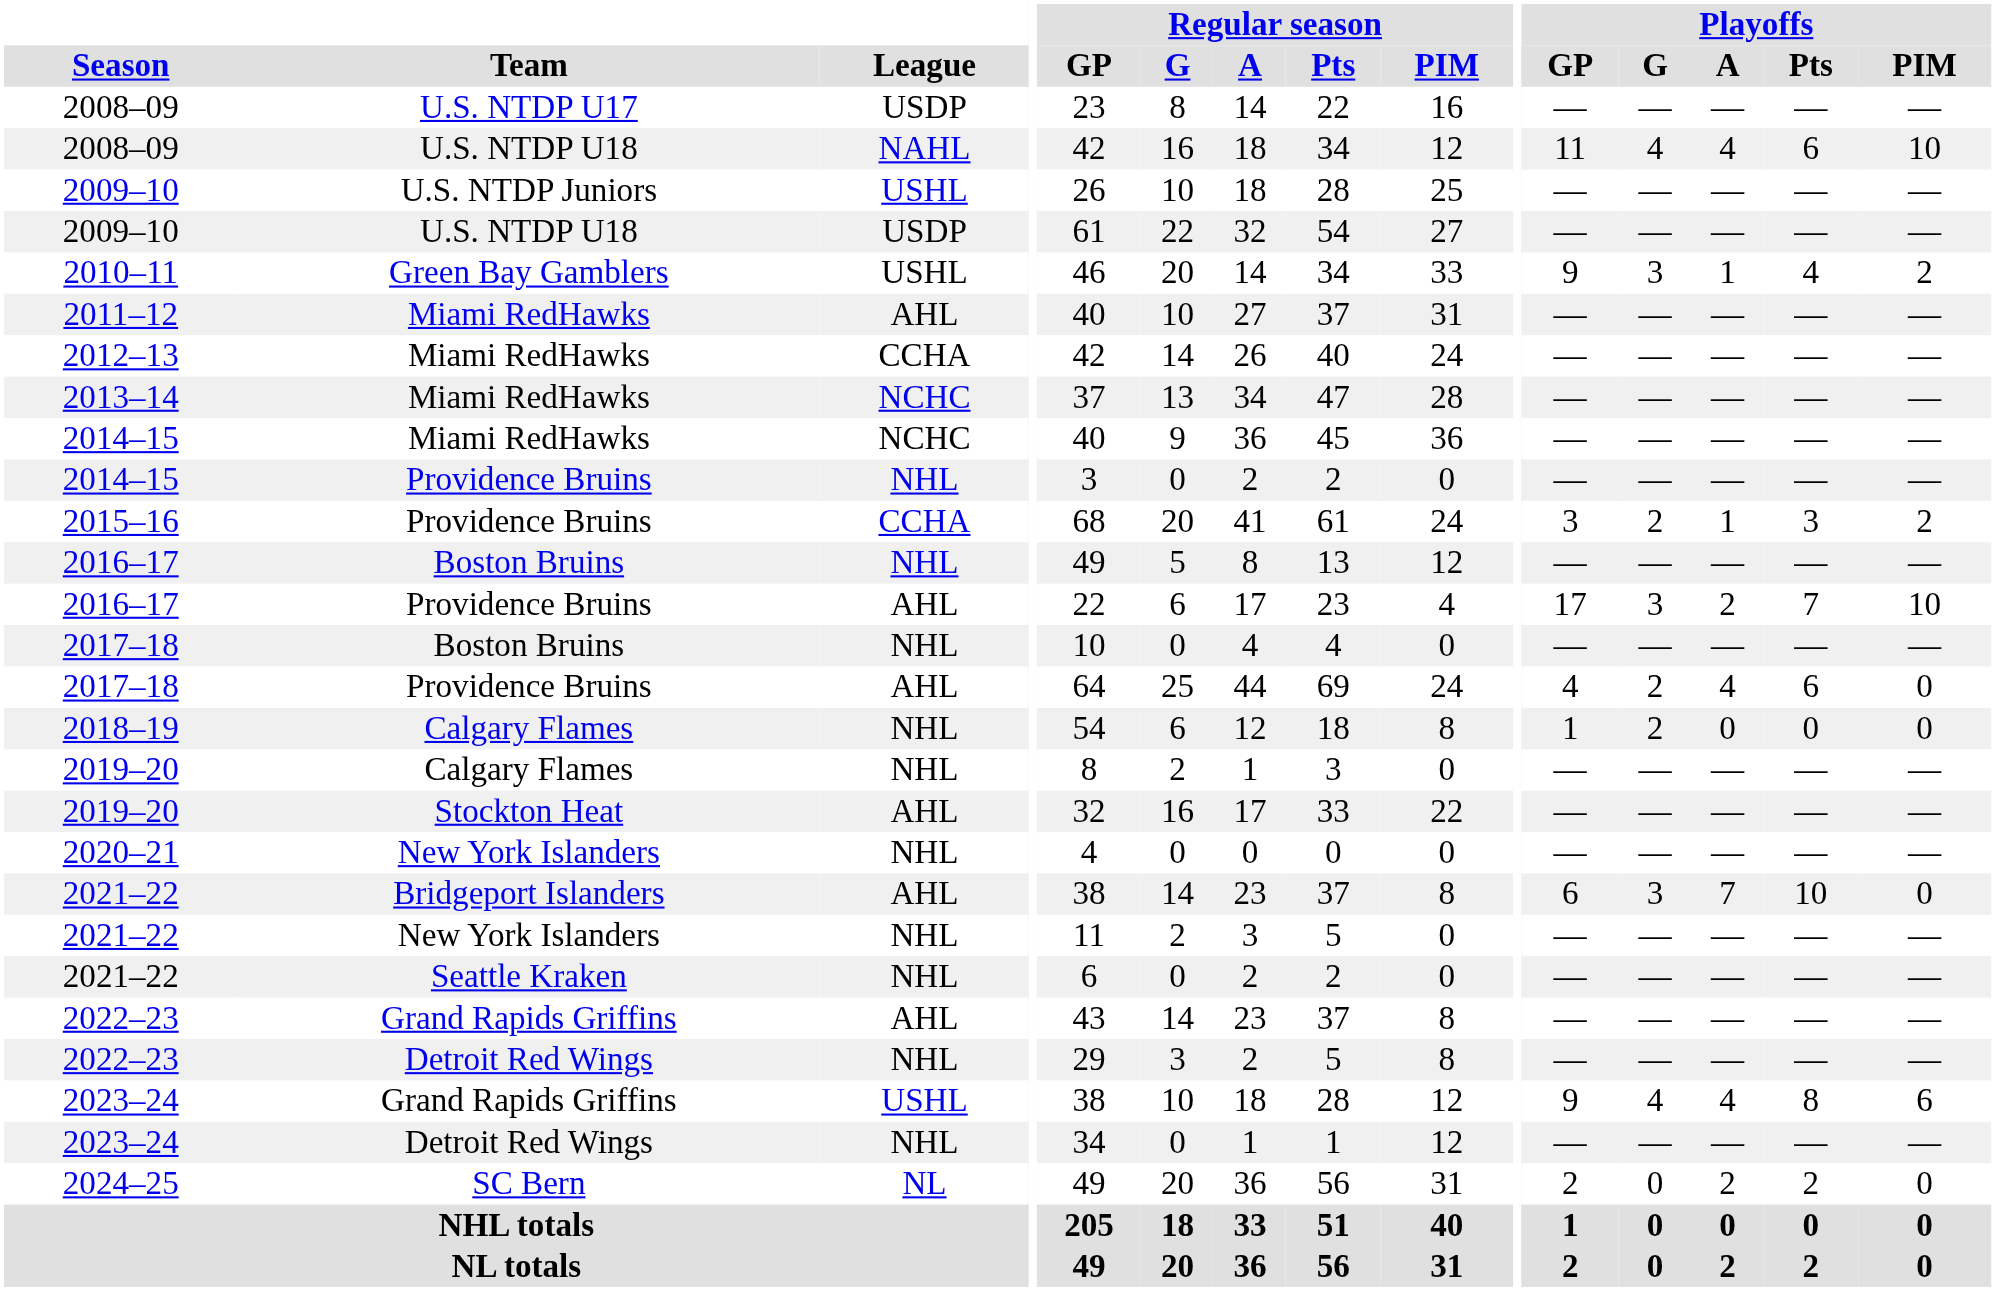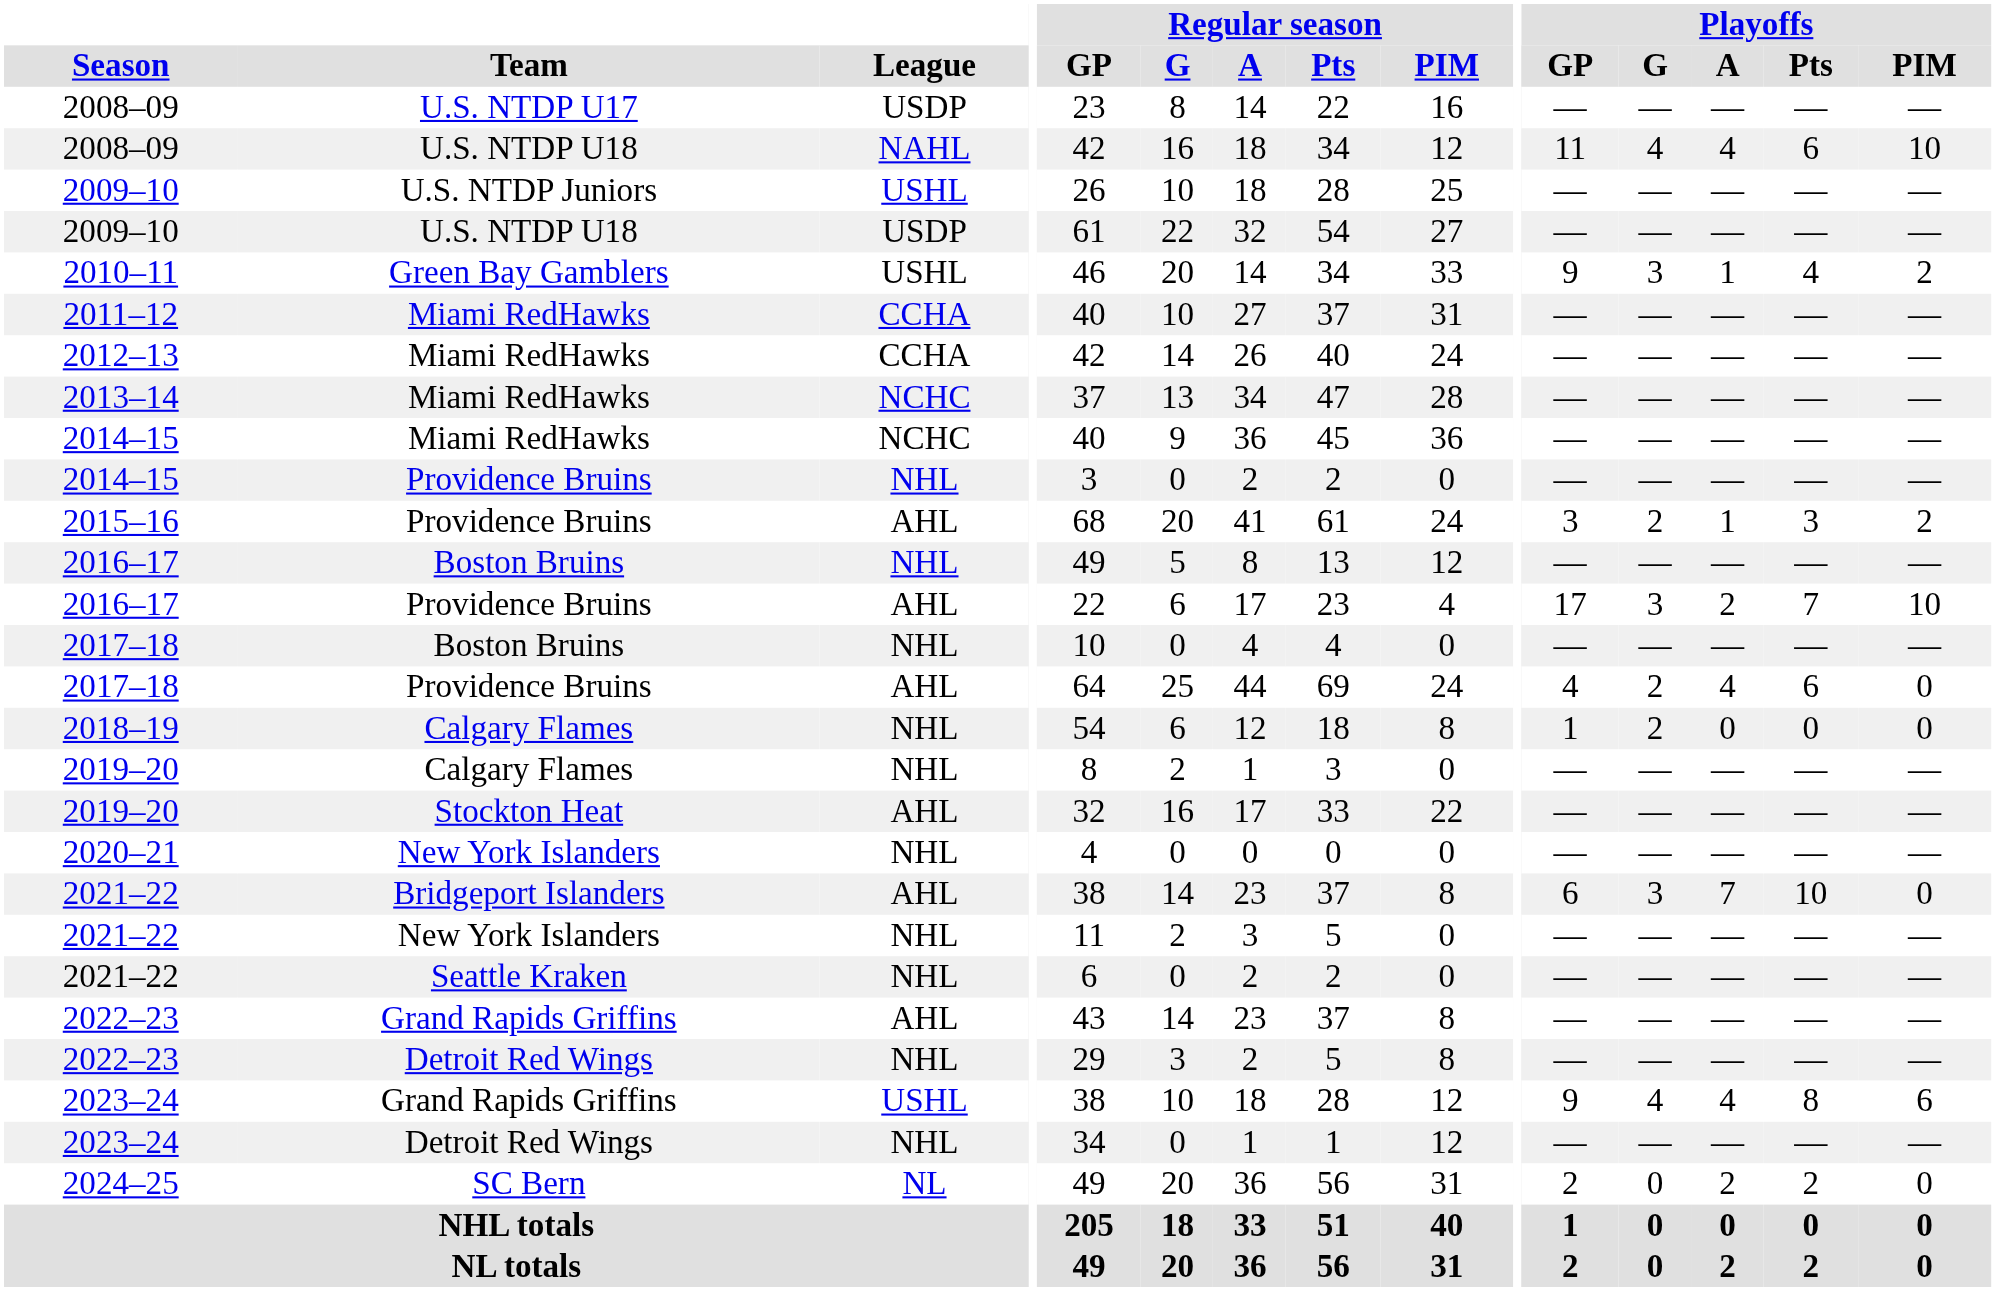(924, 313) AHL -> (924, 313) CCHA
(924, 520) CCHA -> (924, 520) AHL
